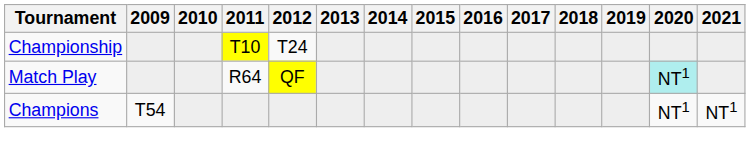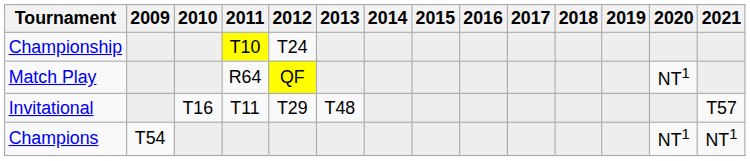(674, 77) paleturquoise background -> (674, 77) no background
+ row: (51, 107)
